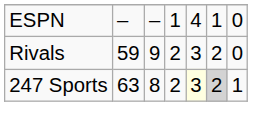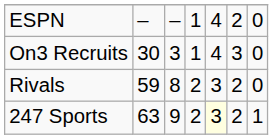(217, 20) 1 -> (237, 20) 2
+ row: (69, 52)
(155, 52) 9 -> (175, 85) 8
(155, 85) 8 -> (175, 117) 9
(217, 85) lightgrey background -> (237, 117) no background
